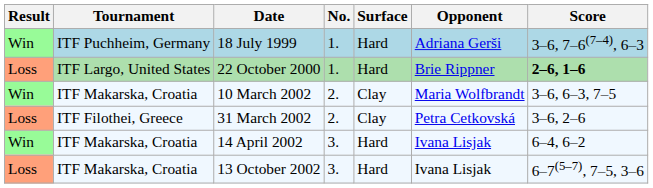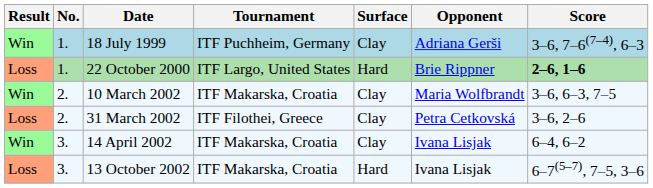columns swapped: (339, 16) <-> (134, 16)
(373, 43) Hard -> (372, 43) Clay
(373, 142) Hard -> (372, 142) Clay
